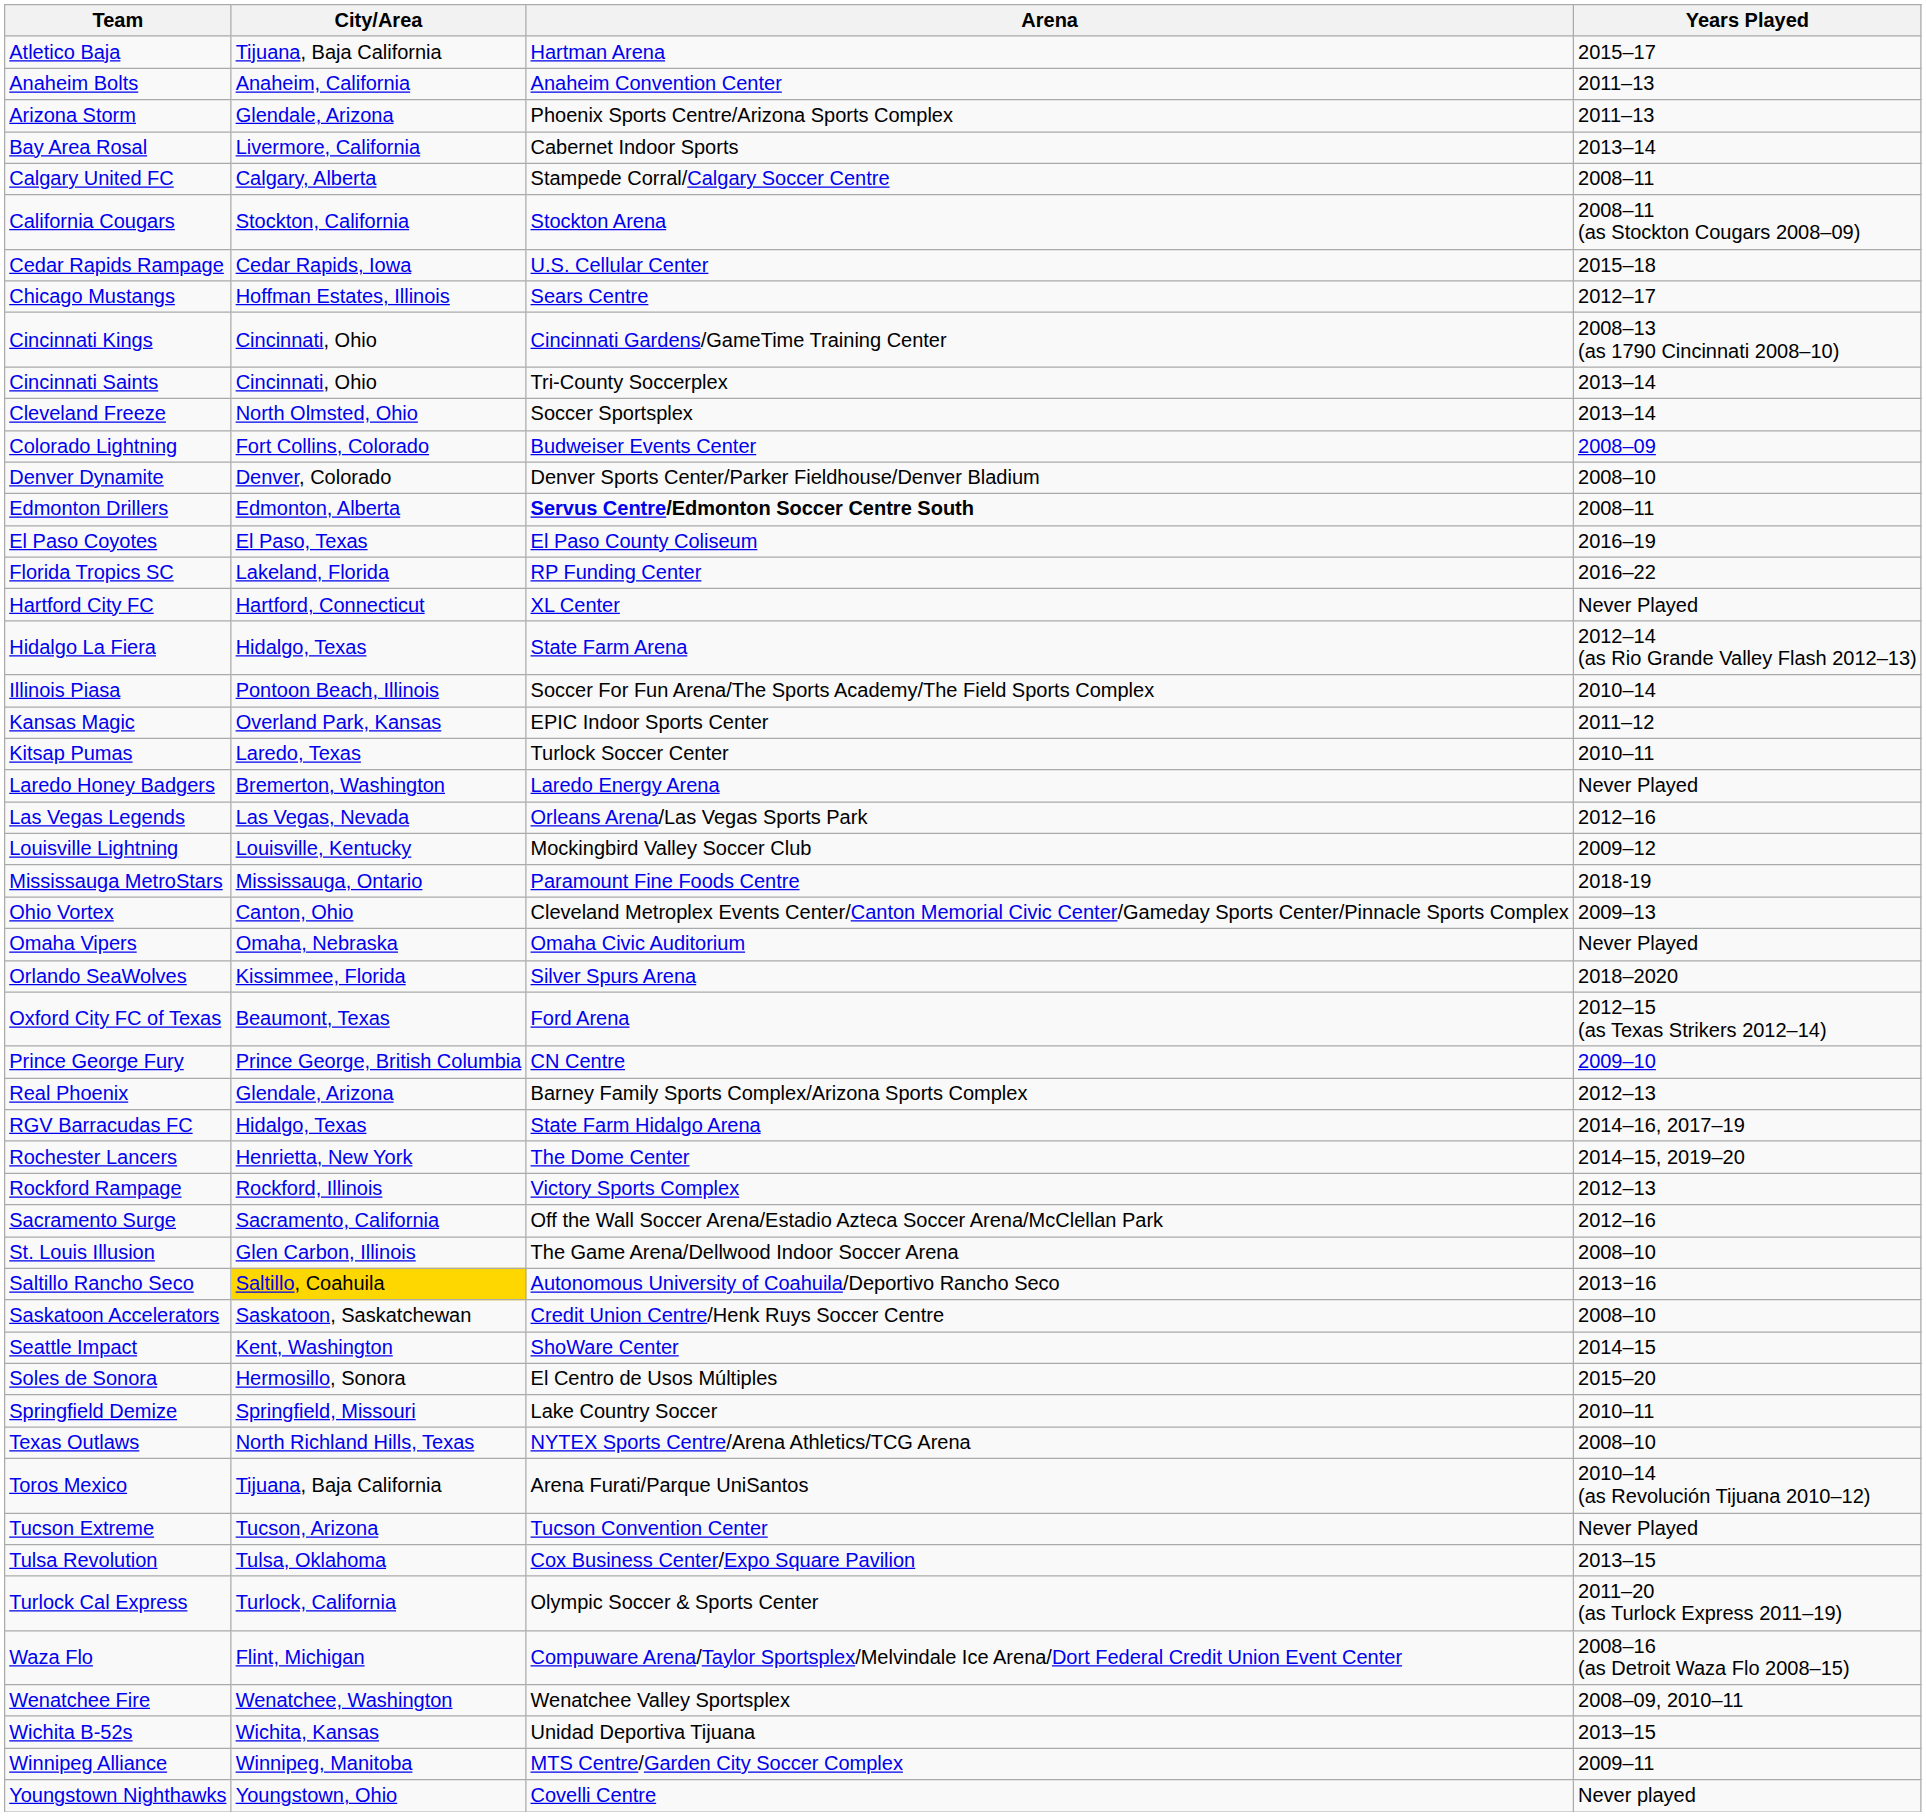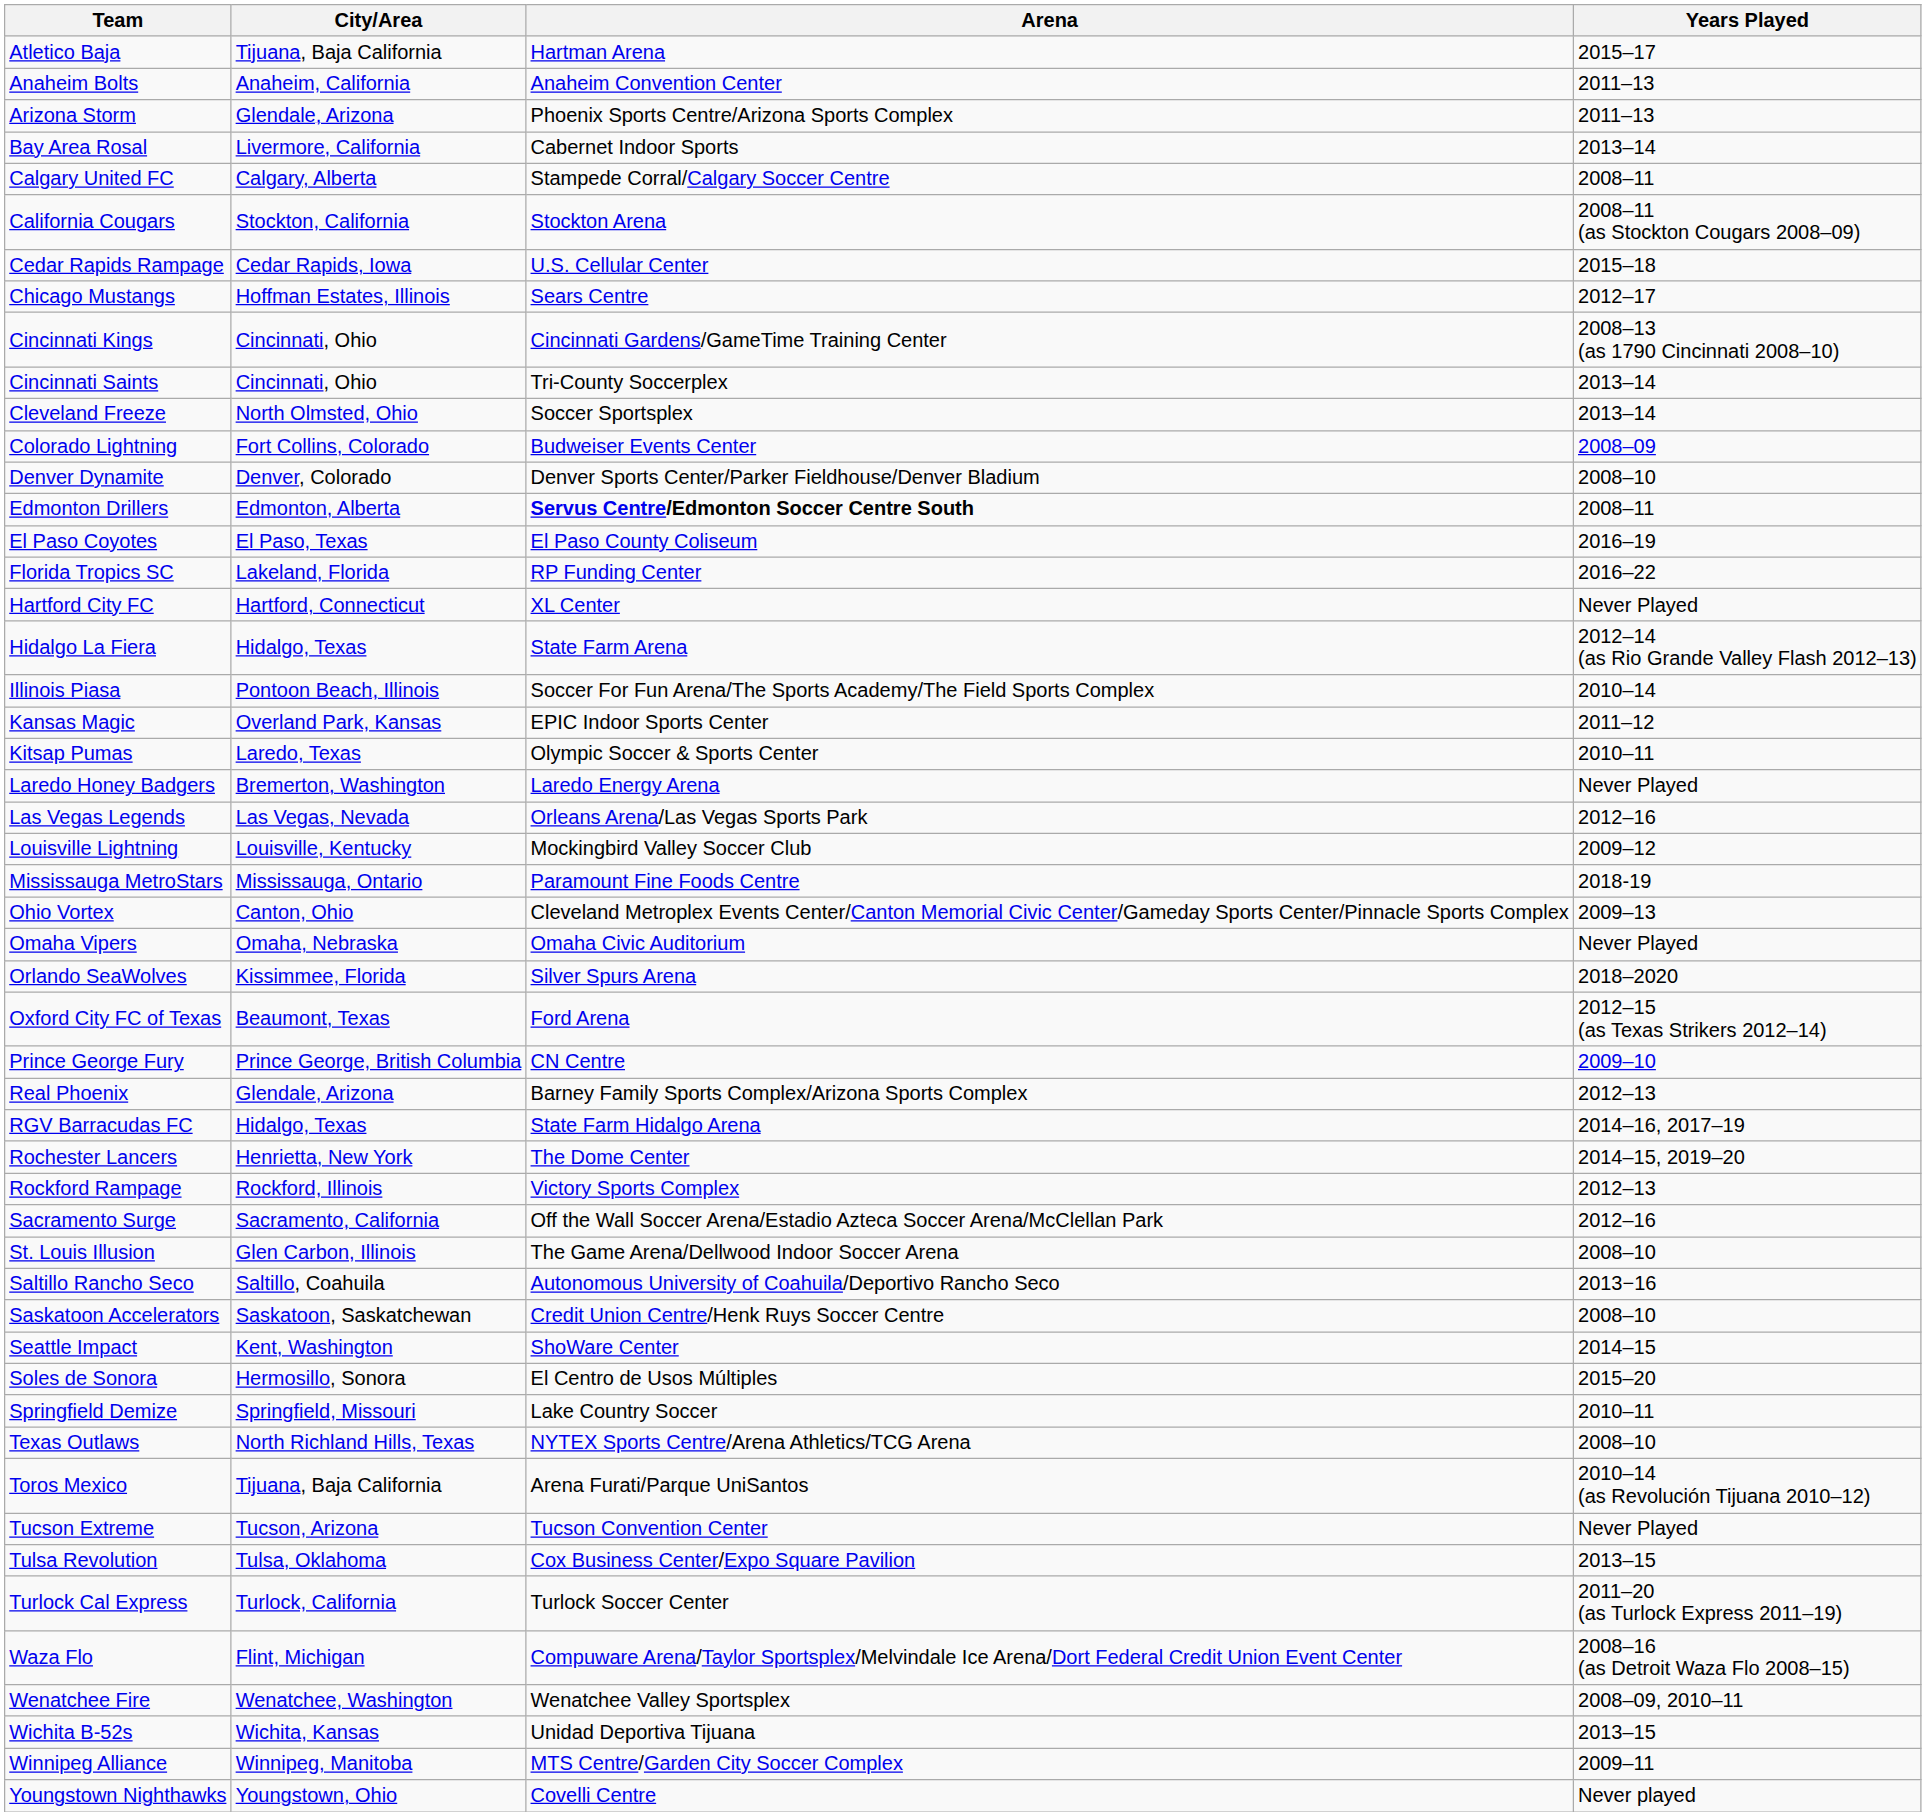(630, 753) Turlock Soccer Center -> (674, 753) Olympic Soccer & Sports Center
(310, 1283) gold background -> (310, 1283) no background
(674, 1603) Olympic Soccer & Sports Center -> (630, 1603) Turlock Soccer Center
